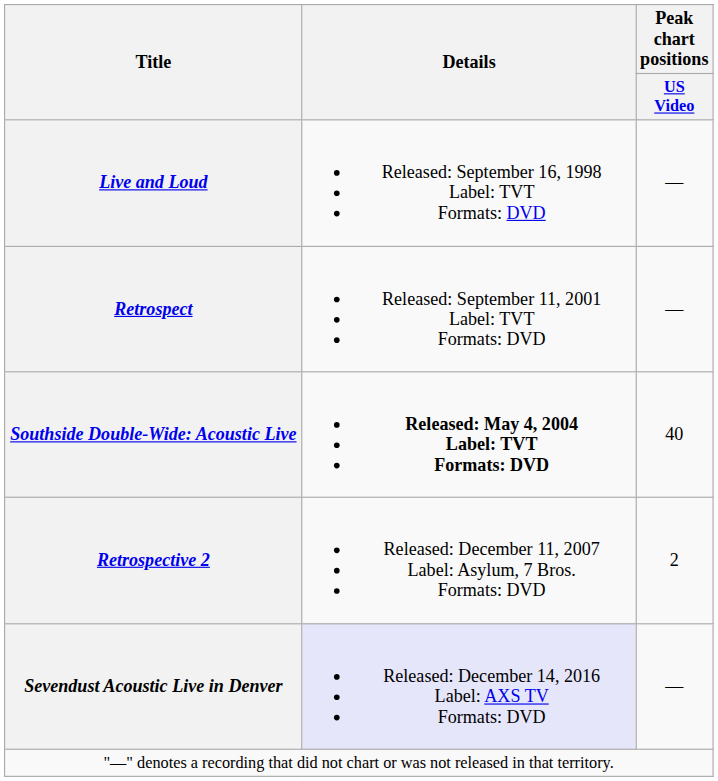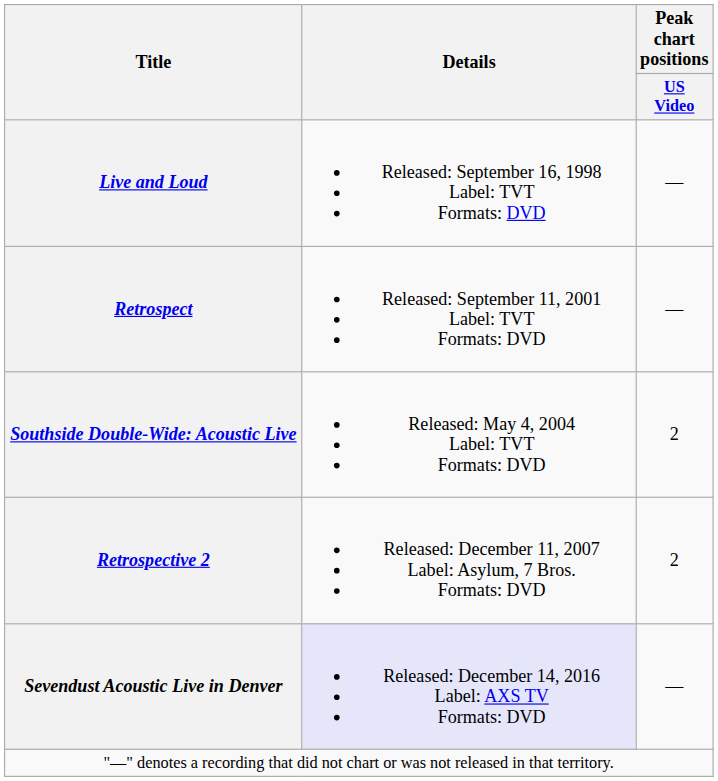(469, 445) bold -> (469, 445) normal
(674, 434) 40 -> (674, 434) 2
